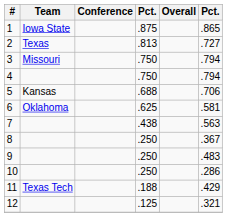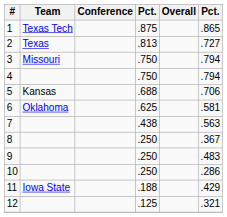(46, 28) Iowa State -> (48, 28) Texas Tech
(48, 188) Texas Tech -> (46, 188) Iowa State
